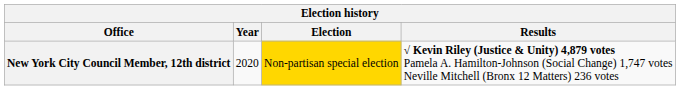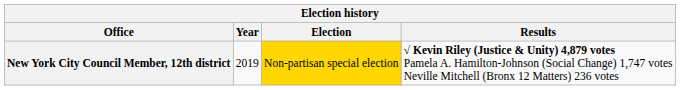(247, 63) 2020 -> (247, 63) 2019
